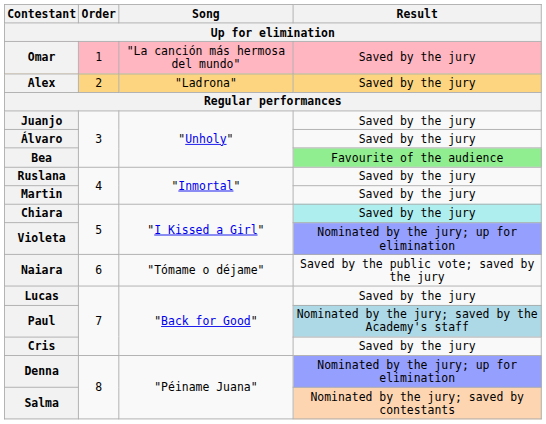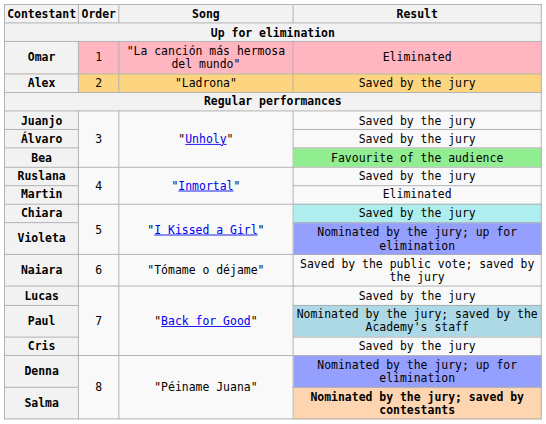(417, 58) Saved by the jury -> (417, 58) Eliminated
(417, 195) Saved by the jury -> (417, 195) Eliminated
(417, 403) normal -> (417, 403) bold
